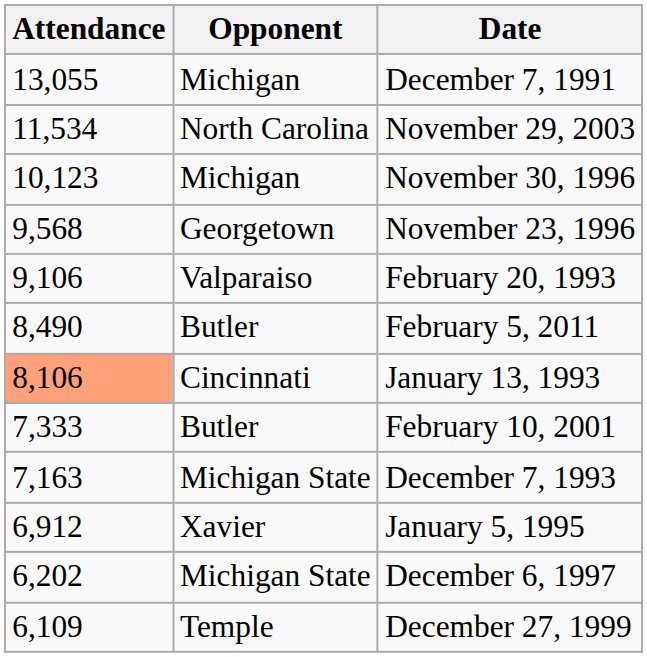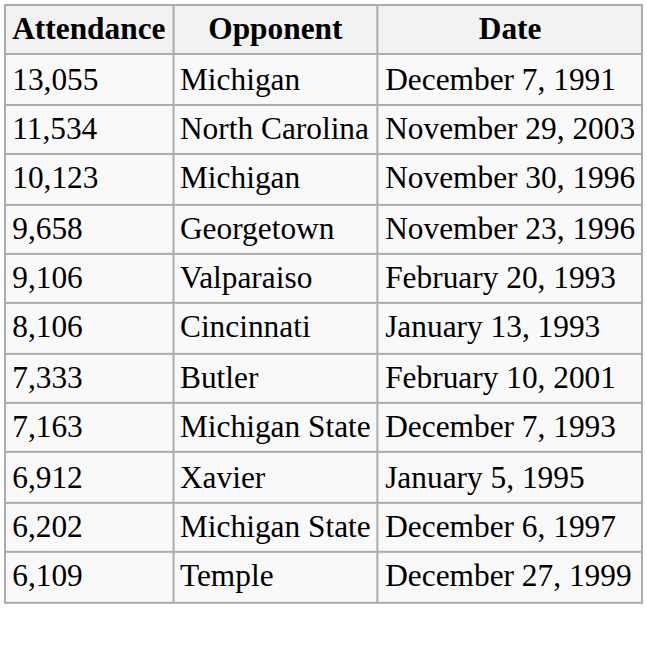(47, 228) 9,568 -> (47, 228) 9,658
- row: (492, 327)
(47, 377) lightsalmon background -> (47, 327) no background
